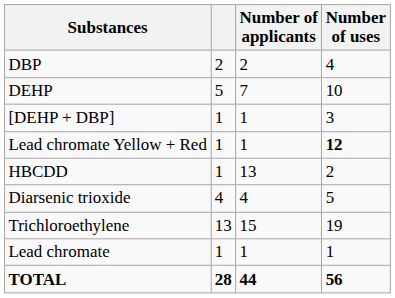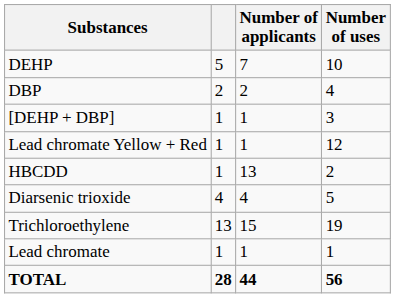rows swapped: (31, 90) <-> (25, 63)
(334, 144) bold -> (334, 144) normal
